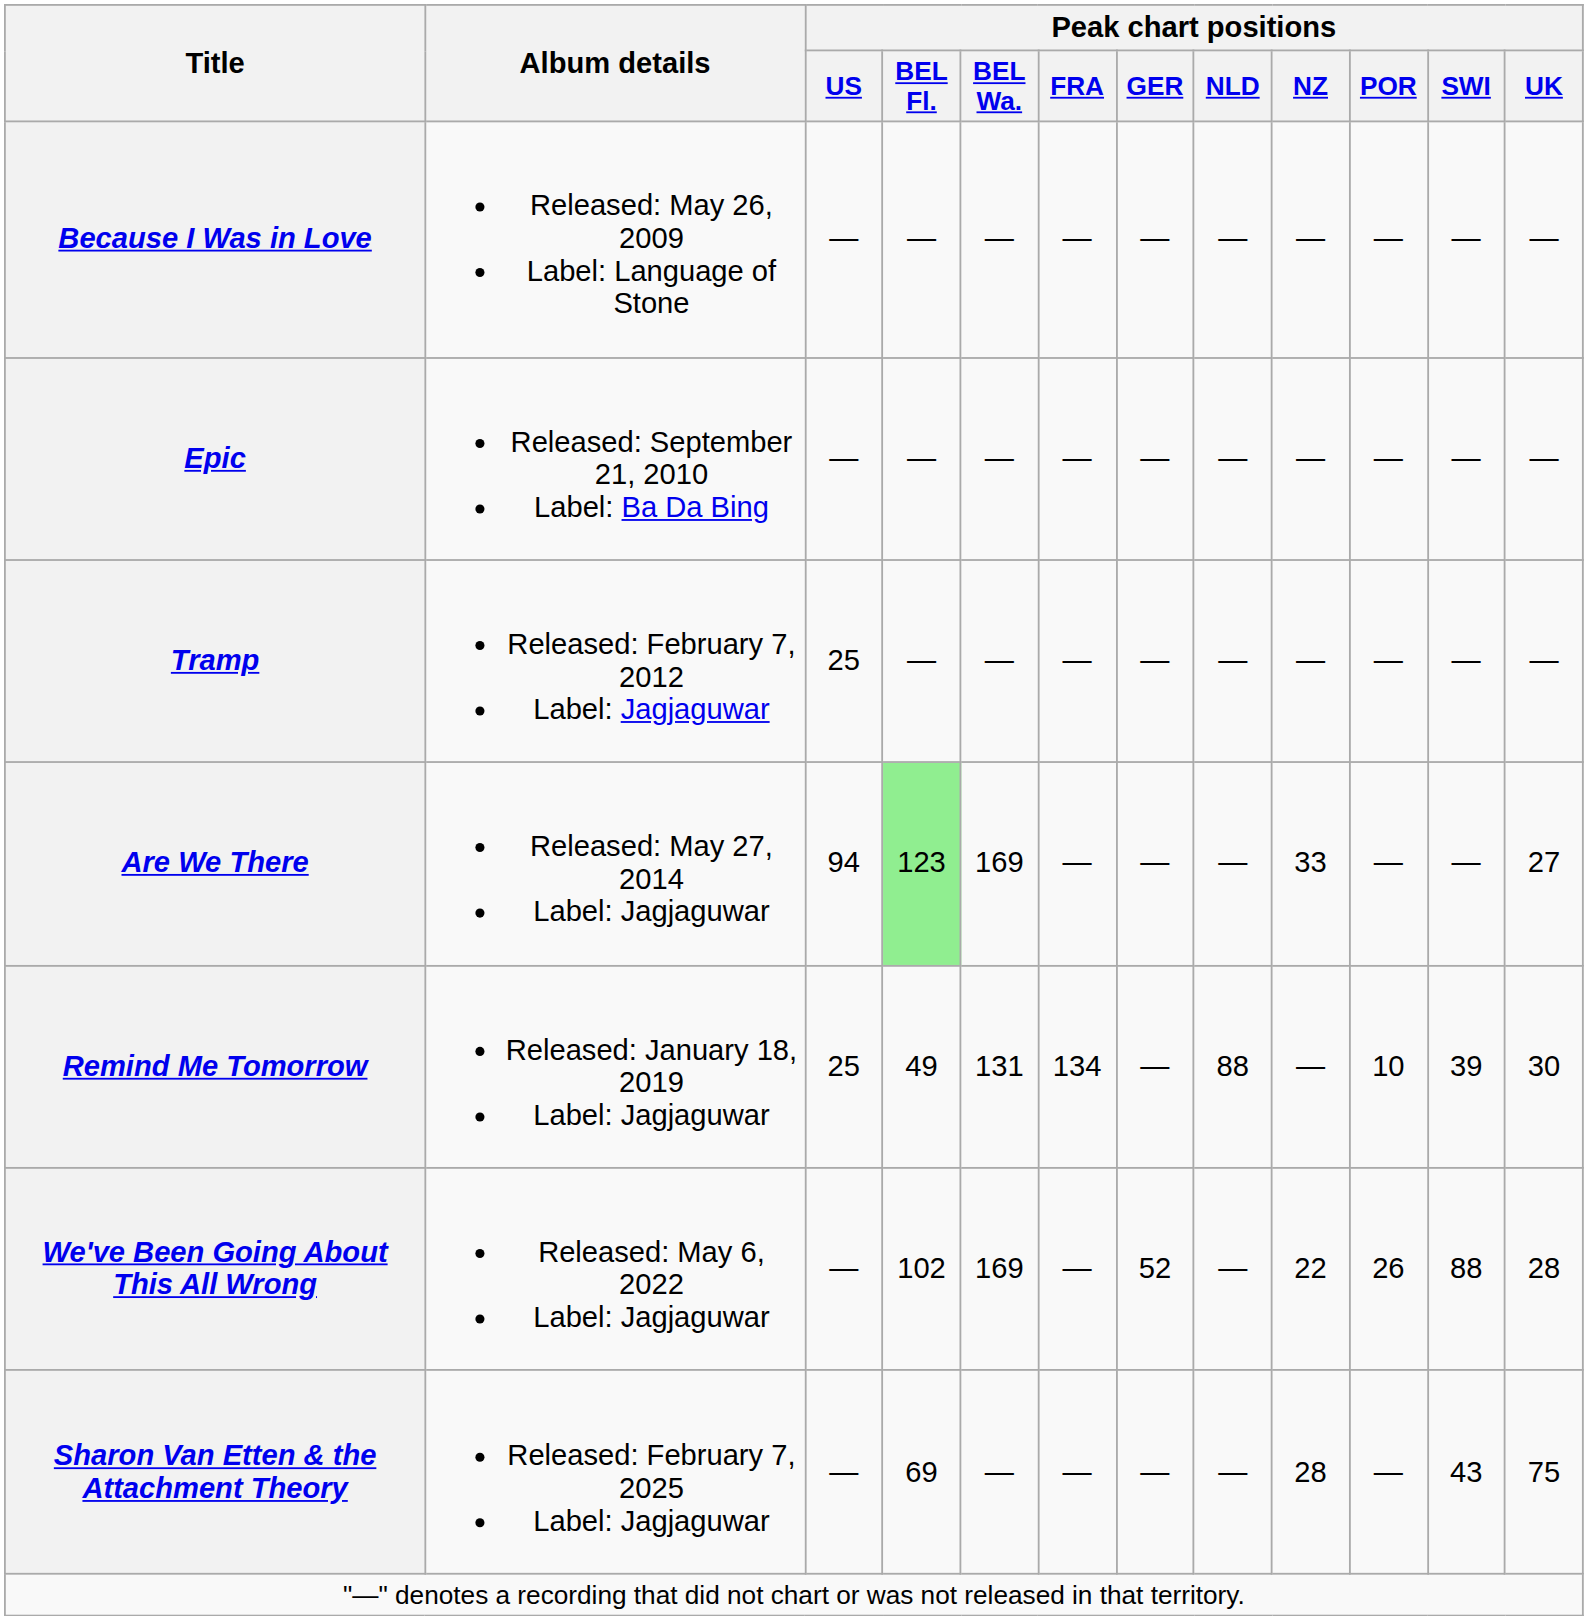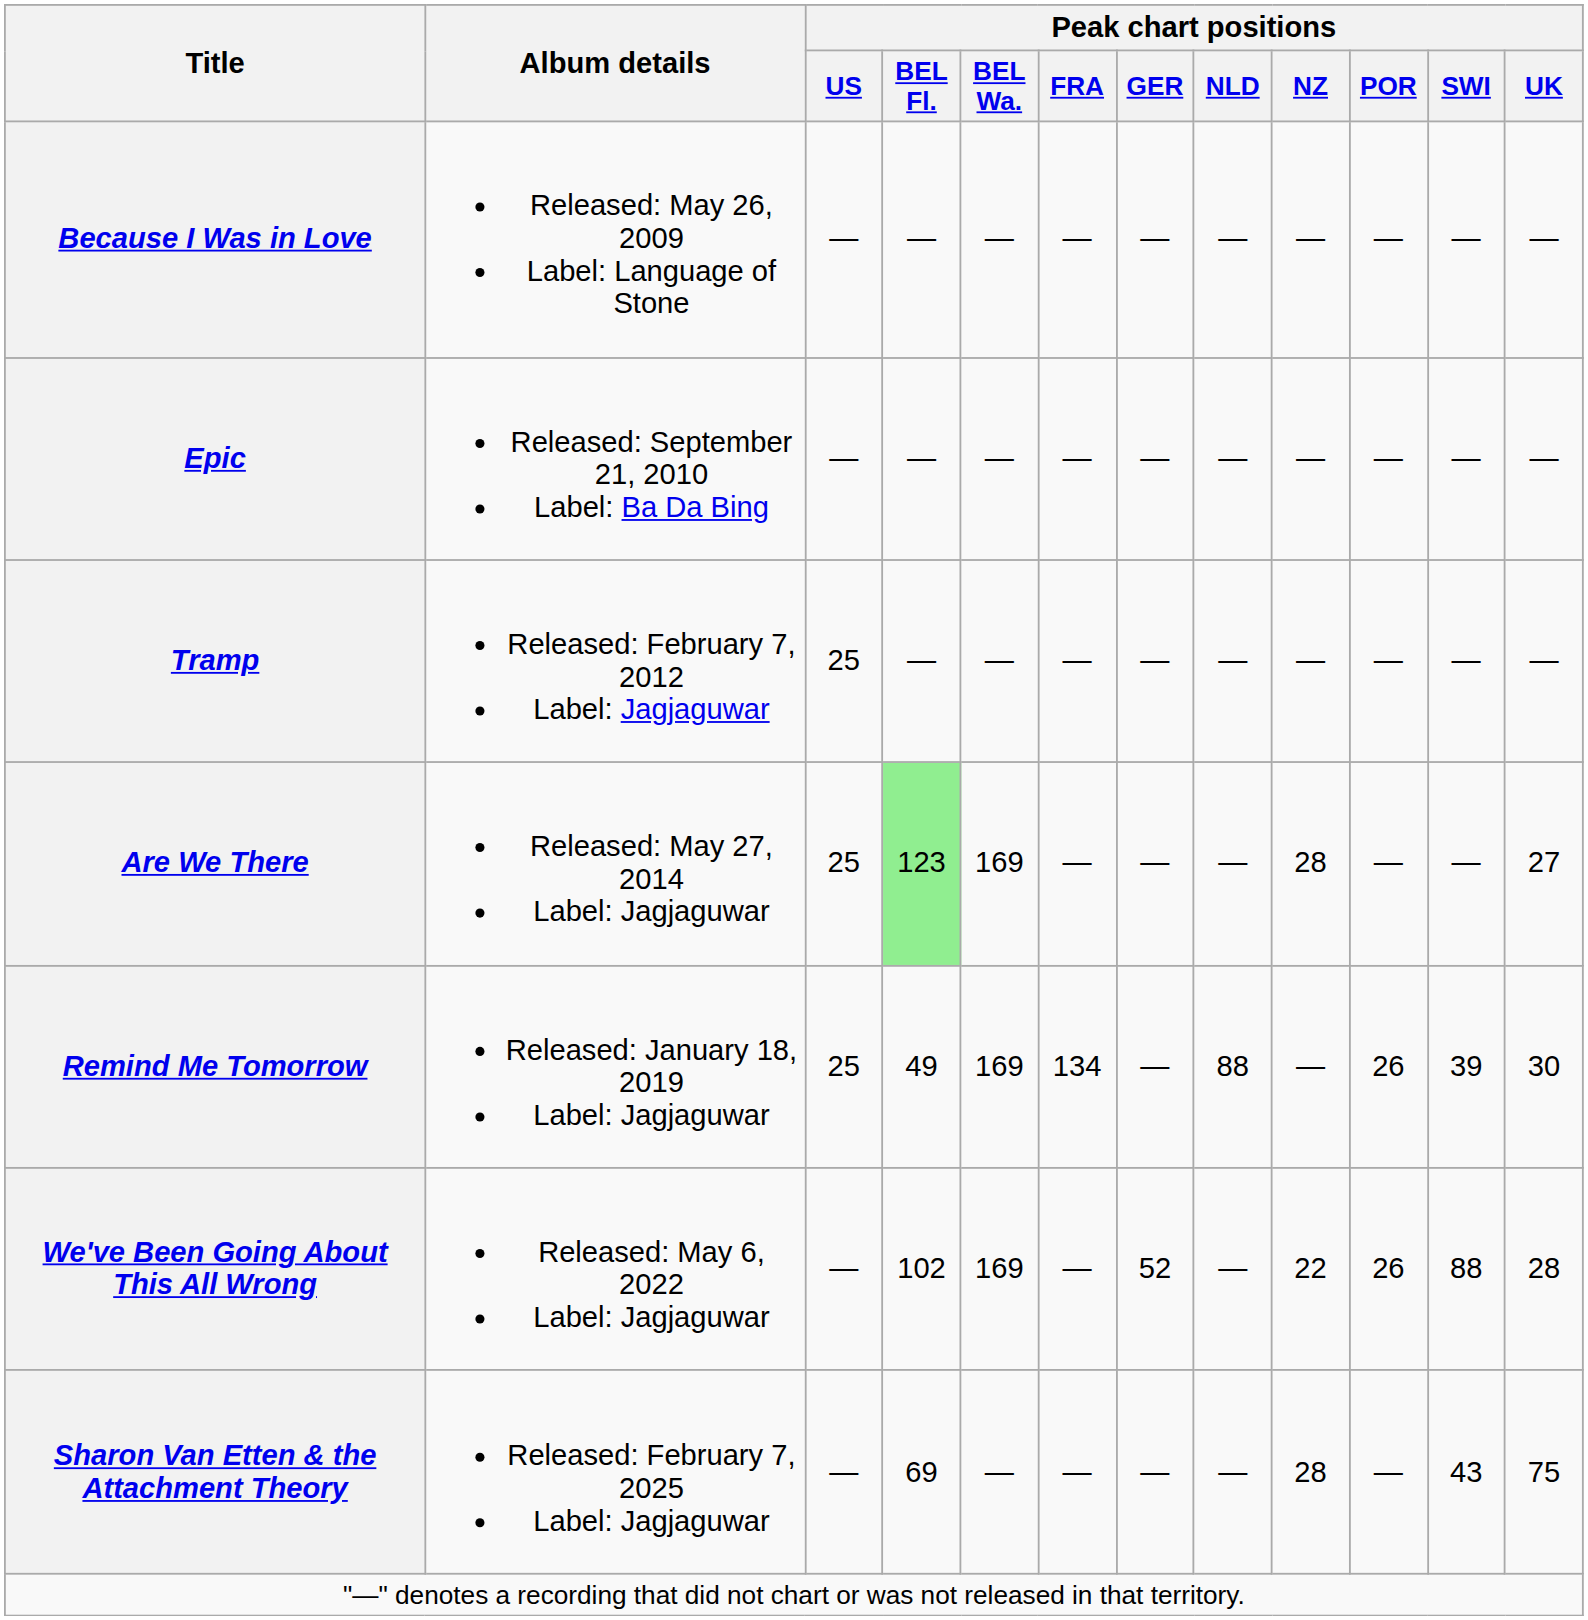(844, 863) 94 -> (844, 863) 25
(1311, 863) 33 -> (1311, 863) 28
(999, 1066) 131 -> (999, 1066) 169
(1388, 1066) 10 -> (1388, 1066) 26
